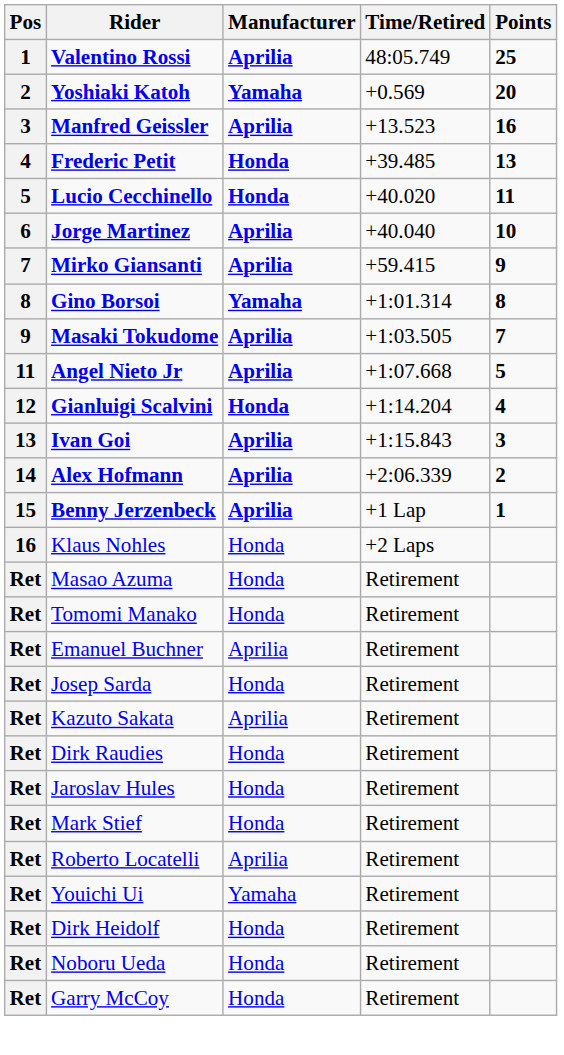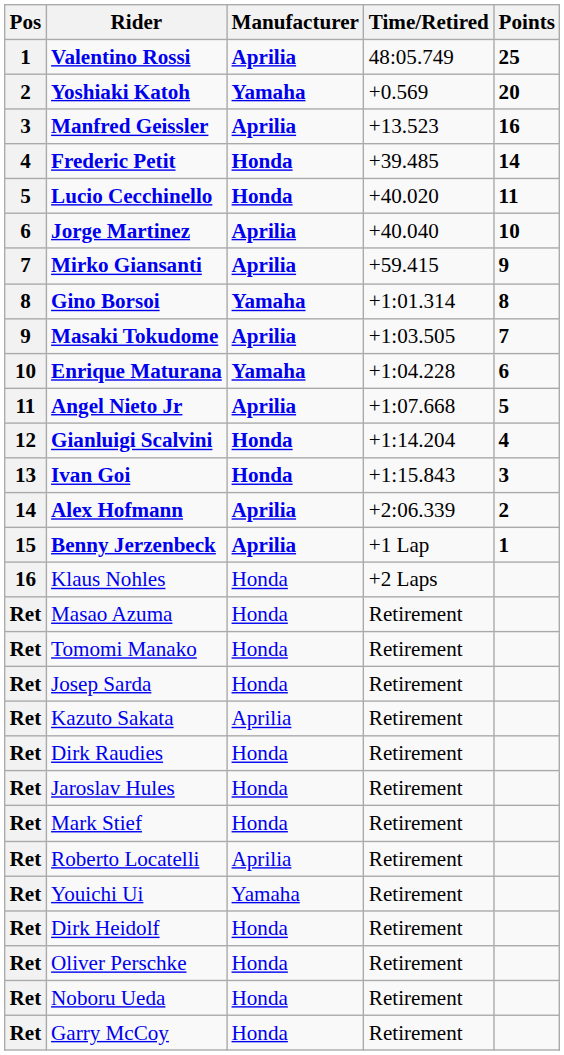(506, 161) 13 -> (509, 161) 14
+ row: (136, 370)
(260, 440) Aprilia -> (262, 474) Honda
- row: (127, 649)
+ row: (119, 962)
